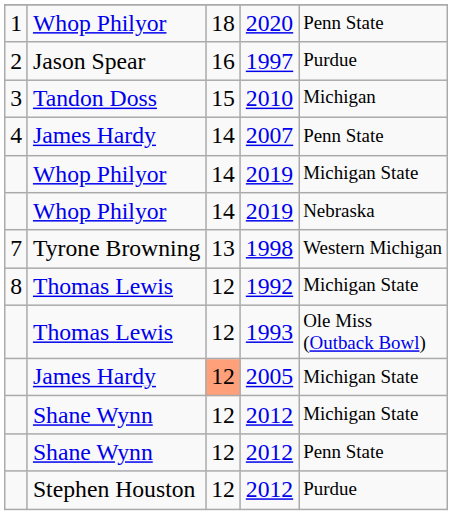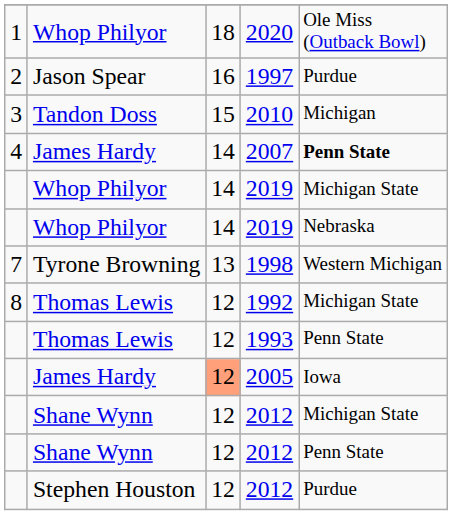(343, 23) Penn State -> (364, 31) Ole Miss (Outback Bowl)
(343, 135) normal -> (347, 151) bold
(364, 331) Ole Miss (Outback Bowl) -> (343, 339) Penn State
(361, 377) Michigan State -> (322, 377) Iowa
